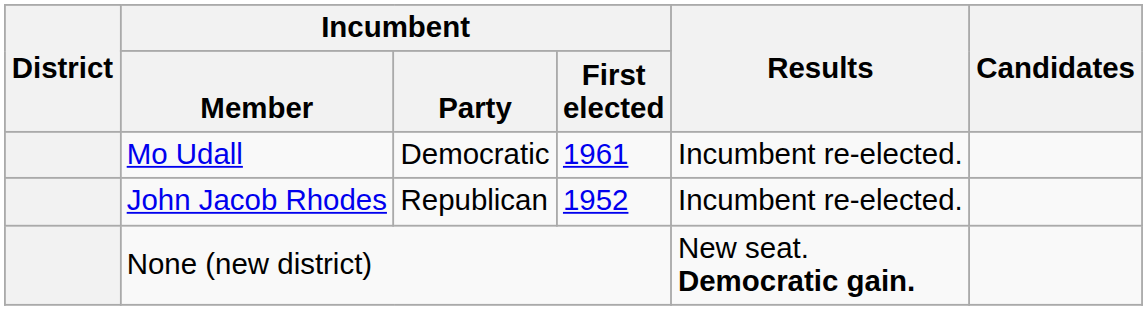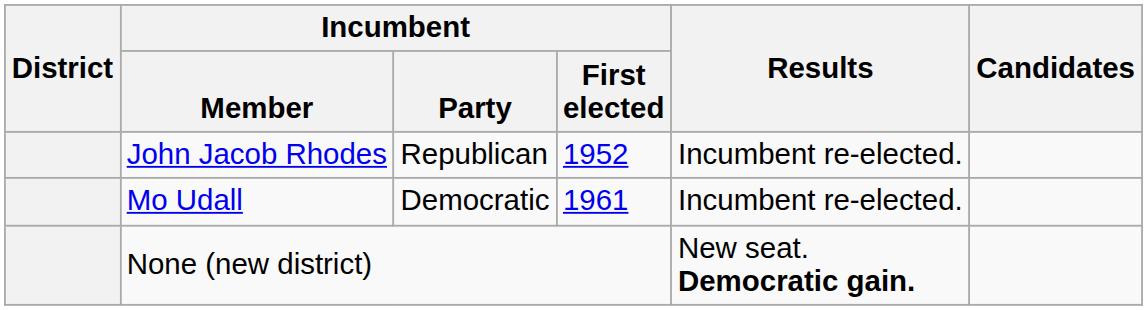rows swapped: (257, 201) <-> (185, 154)
